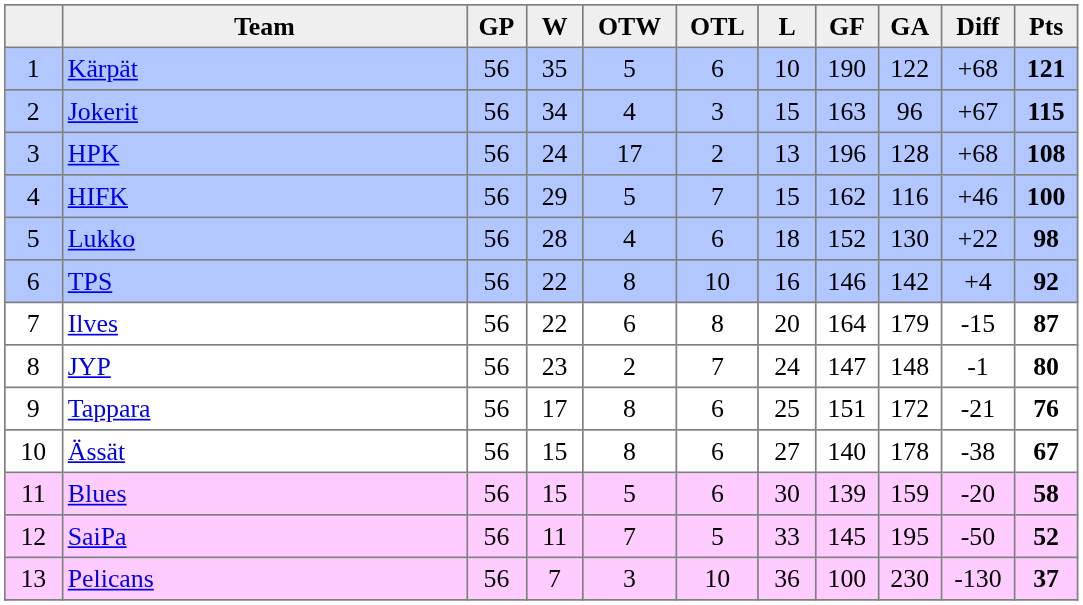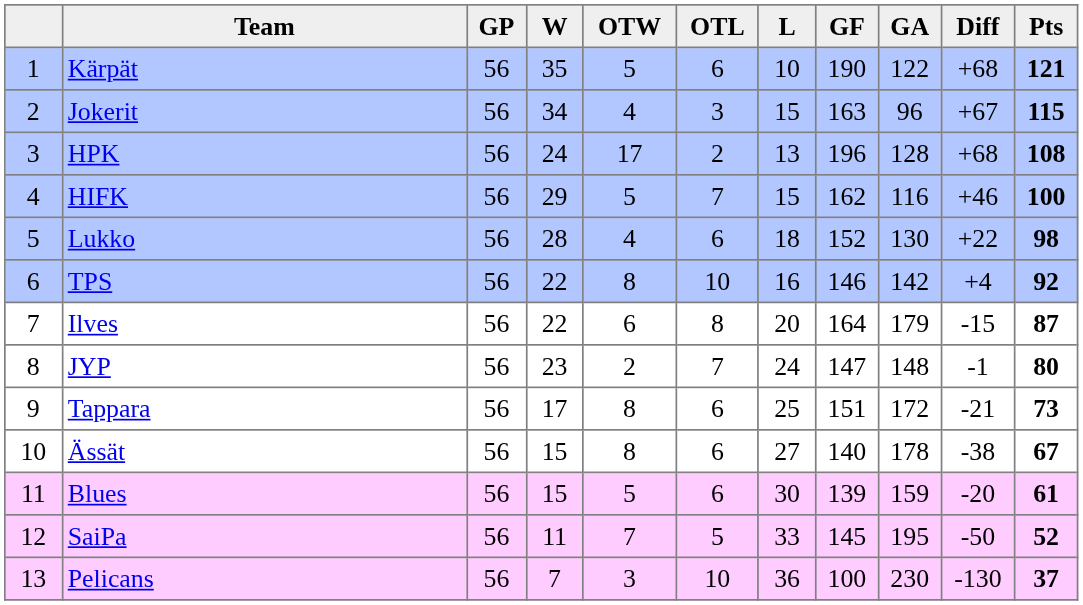(1046, 408) 76 -> (1046, 408) 73
(1046, 493) 58 -> (1046, 493) 61
